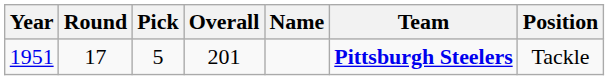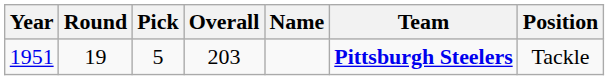(95, 56) 17 -> (95, 56) 19
(224, 56) 201 -> (224, 56) 203
